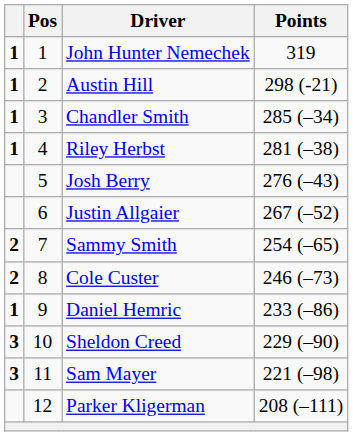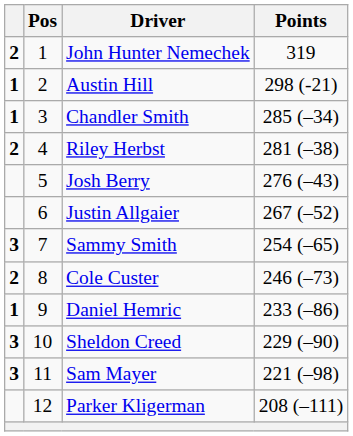(14, 52) 1 -> (14, 52) 2
(14, 149) 1 -> (14, 149) 2
(14, 245) 2 -> (14, 245) 3
